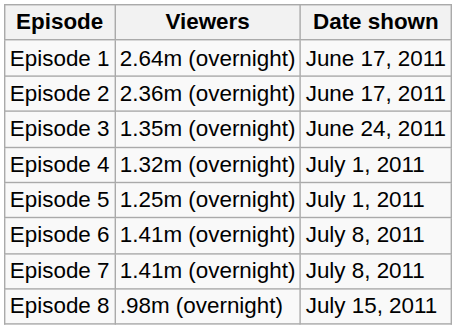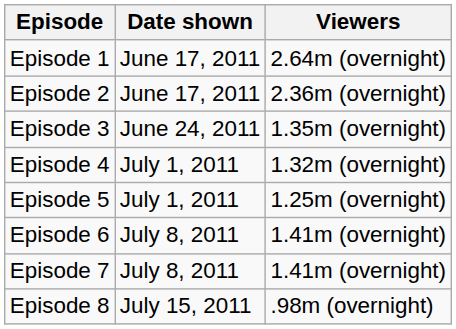columns swapped: (376, 22) <-> (208, 22)
